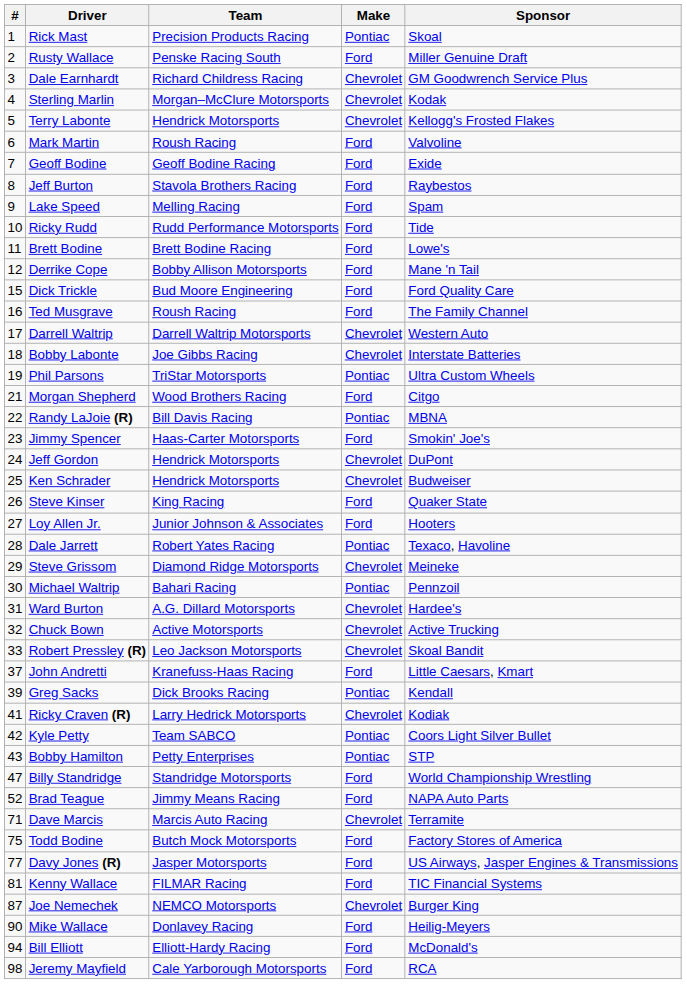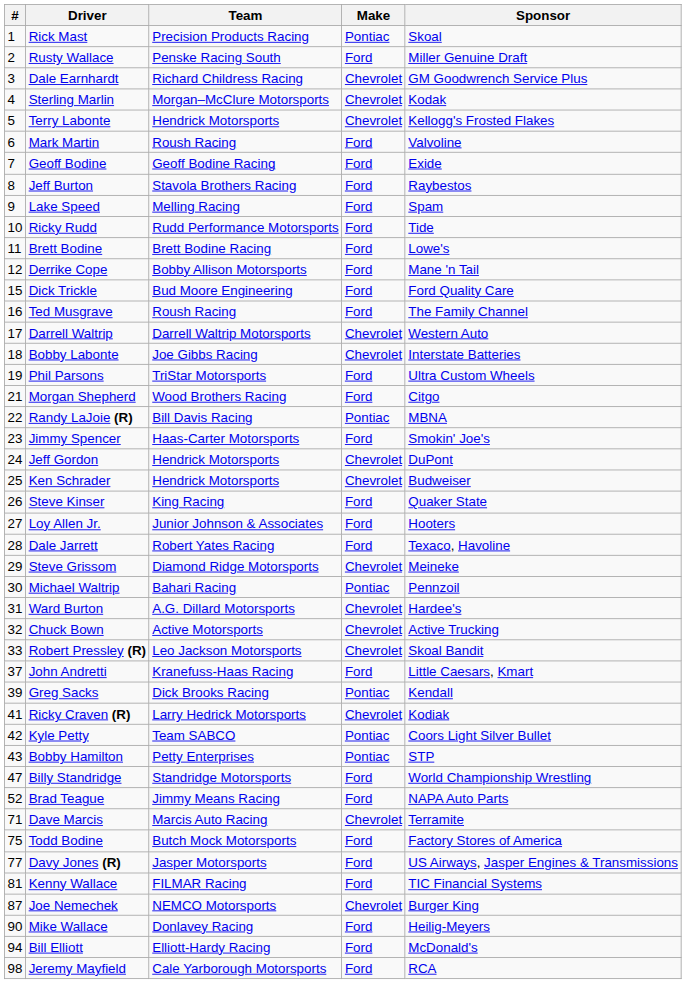(367, 375) Pontiac -> (359, 375) Ford
(367, 545) Pontiac -> (359, 545) Ford
